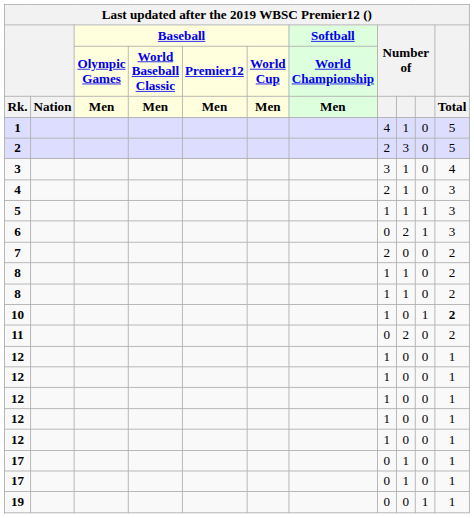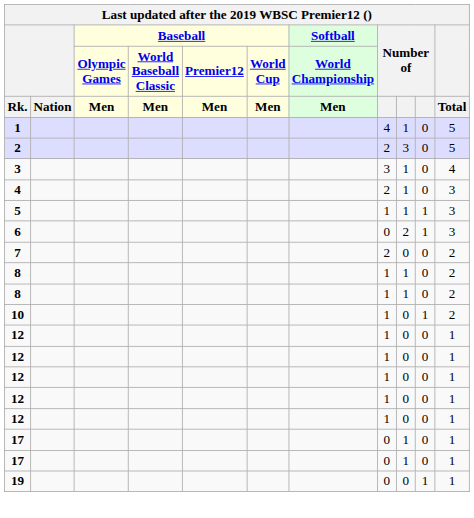(452, 314) bold -> (452, 314) normal
- row: (17, 335)
